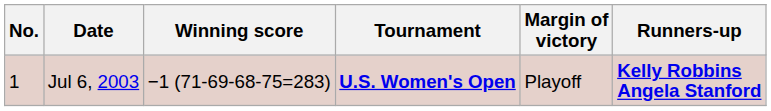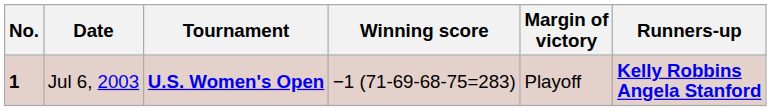columns swapped: (428, 30) <-> (239, 30)
(14, 81) normal -> (14, 81) bold
